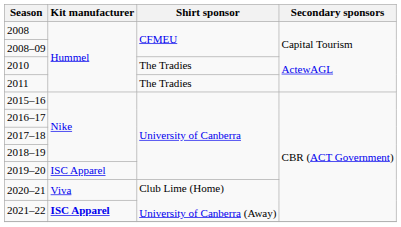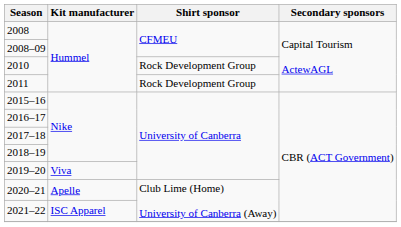(165, 65) The Tradies -> (197, 65) Rock Development Group
(165, 83) The Tradies -> (197, 83) Rock Development Group
(78, 170) ISC Apparel -> (61, 170) Viva
(61, 190) Viva -> (65, 190) Apelle
(80, 211) bold -> (78, 211) normal
